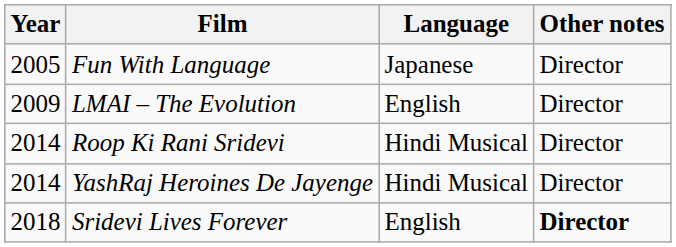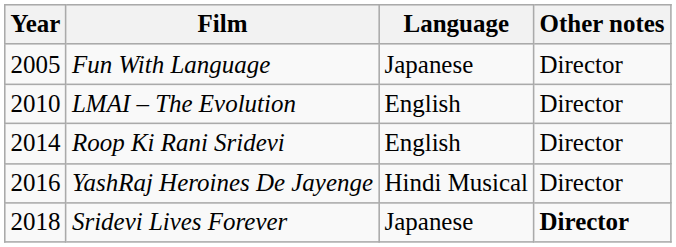(35, 103) 2009 -> (35, 103) 2010
(456, 143) Hindi Musical -> (423, 143) English
(35, 182) 2014 -> (35, 182) 2016
(423, 222) English -> (429, 222) Japanese
